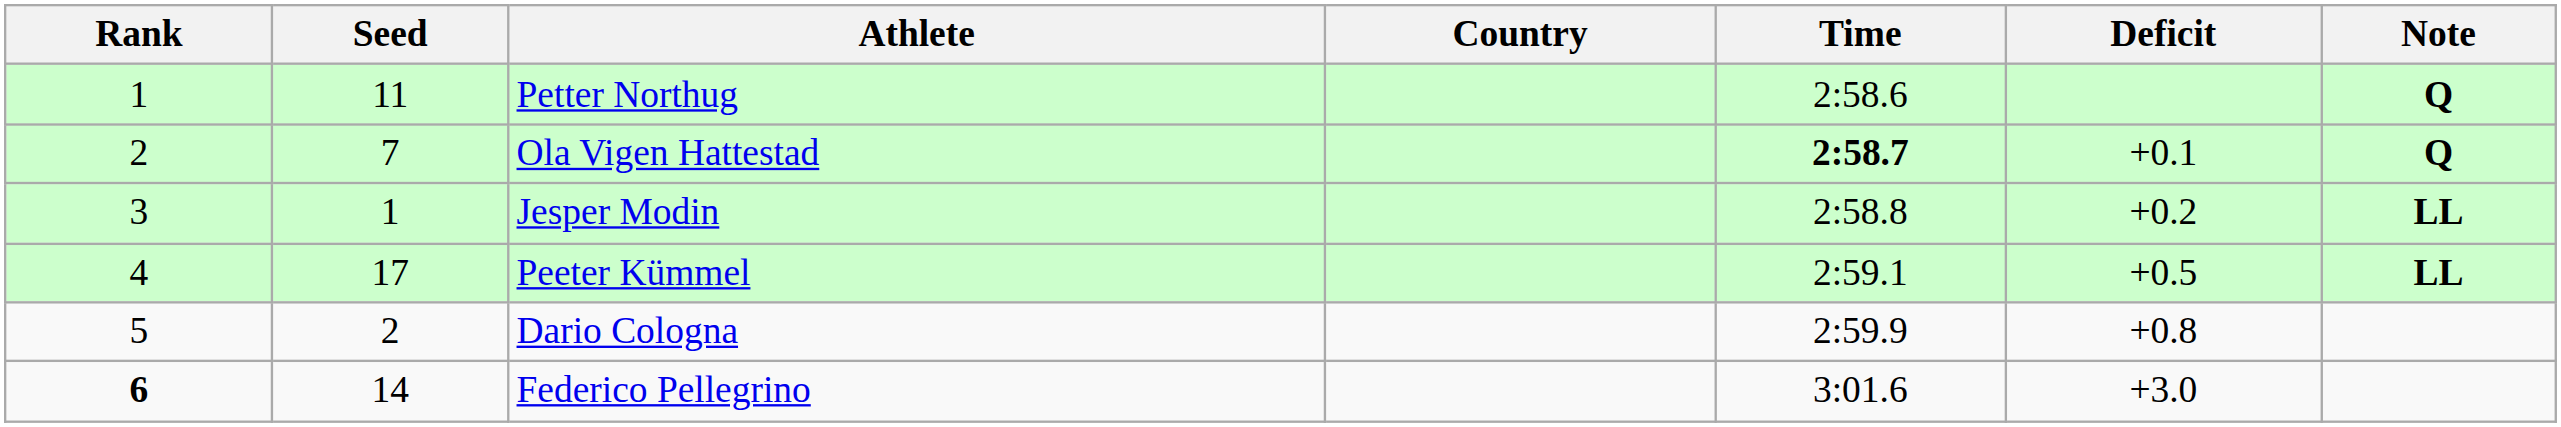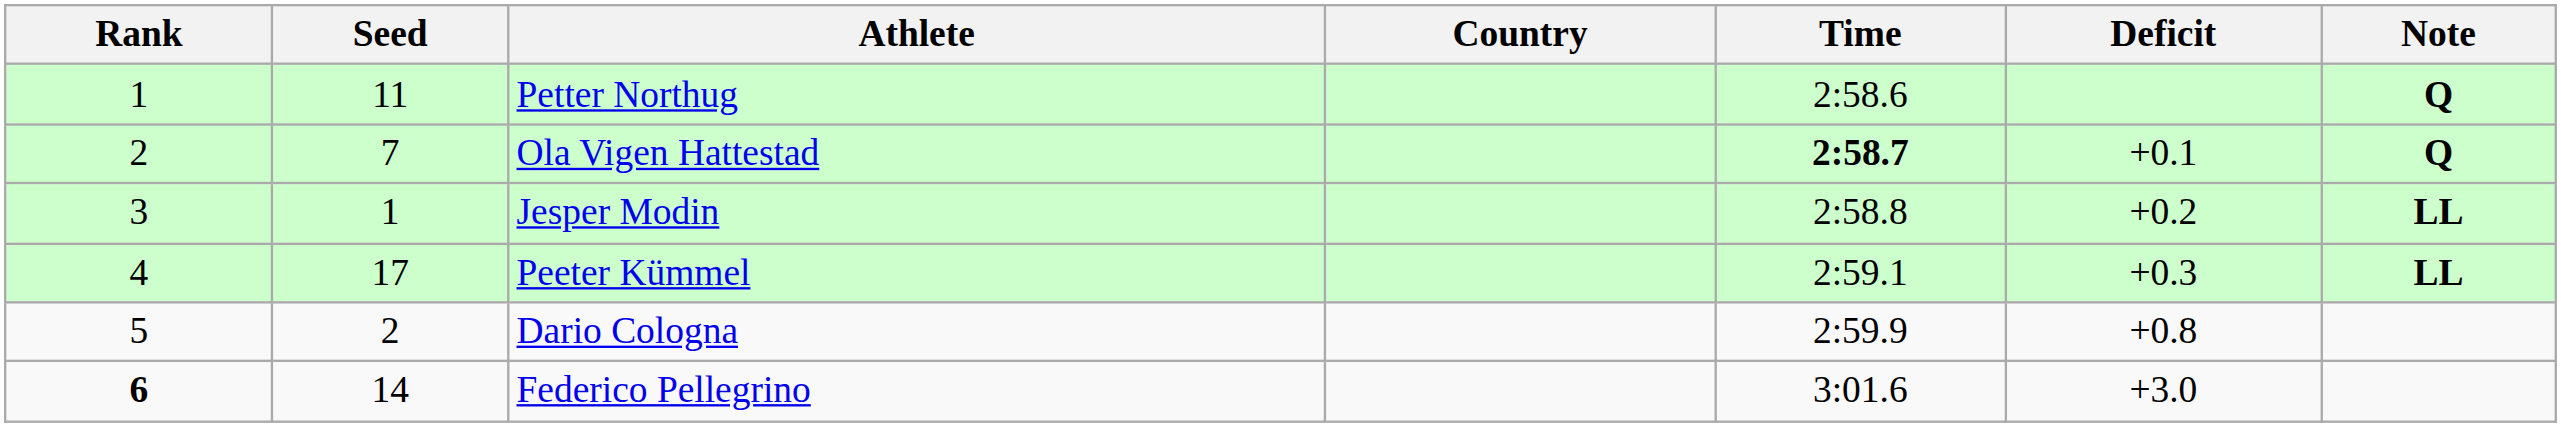(2163, 271) +0.5 -> (2163, 271) +0.3
